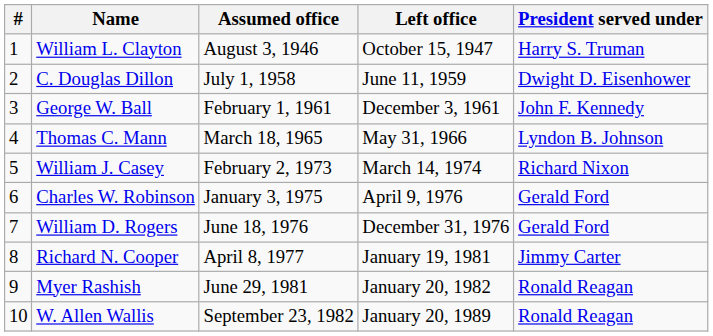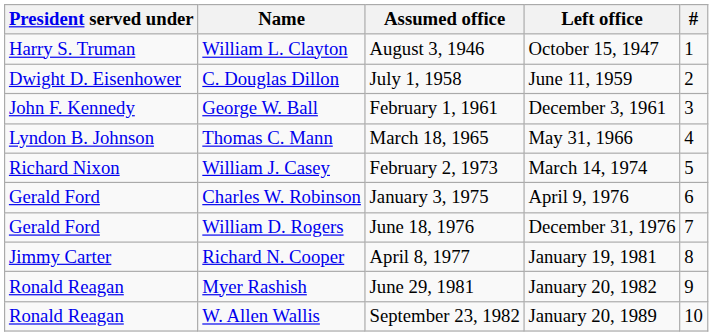columns swapped: (18, 19) <-> (610, 19)
